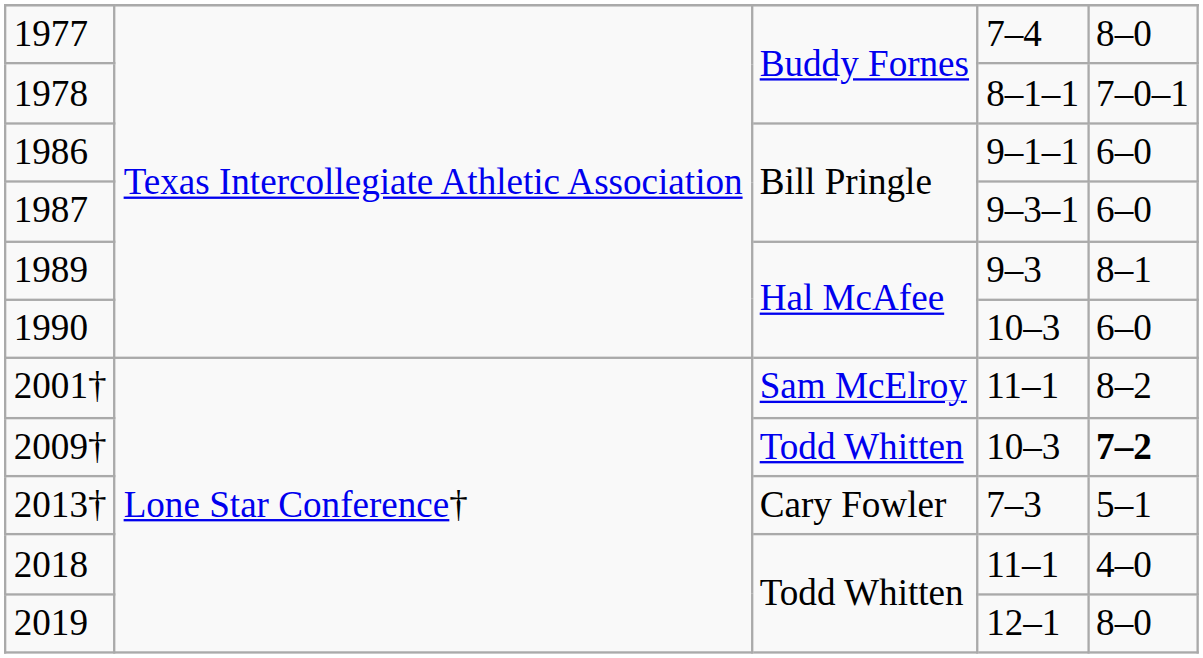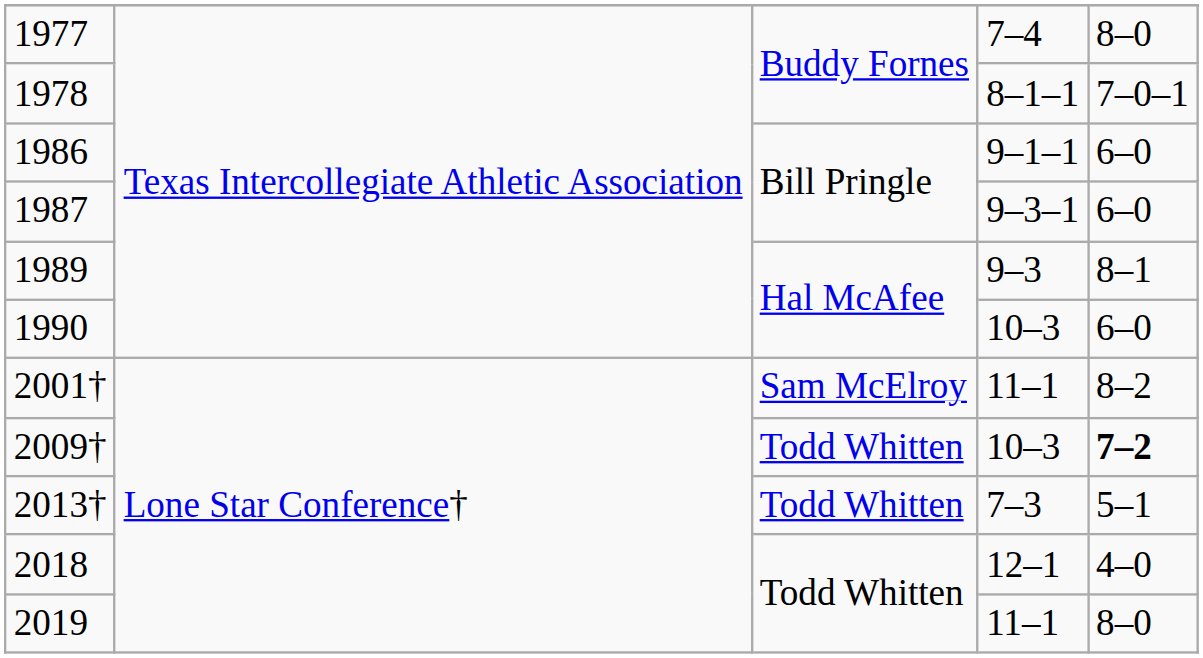(853, 504) Cary Fowler -> (862, 504) Todd Whitten
(1023, 563) 11–1 -> (1023, 563) 12–1
(1023, 622) 12–1 -> (1023, 622) 11–1
